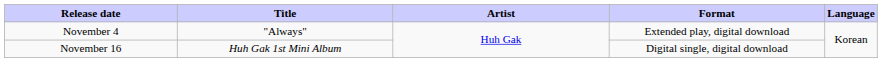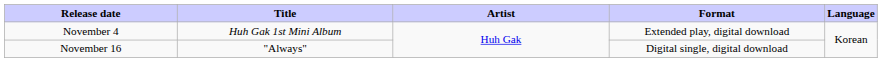(285, 31) "Always" -> (285, 31) Huh Gak 1st Mini Album
(285, 48) Huh Gak 1st Mini Album -> (285, 48) "Always"
